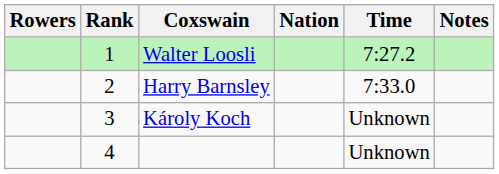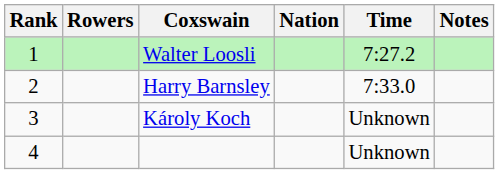columns swapped: (110, 20) <-> (43, 20)
